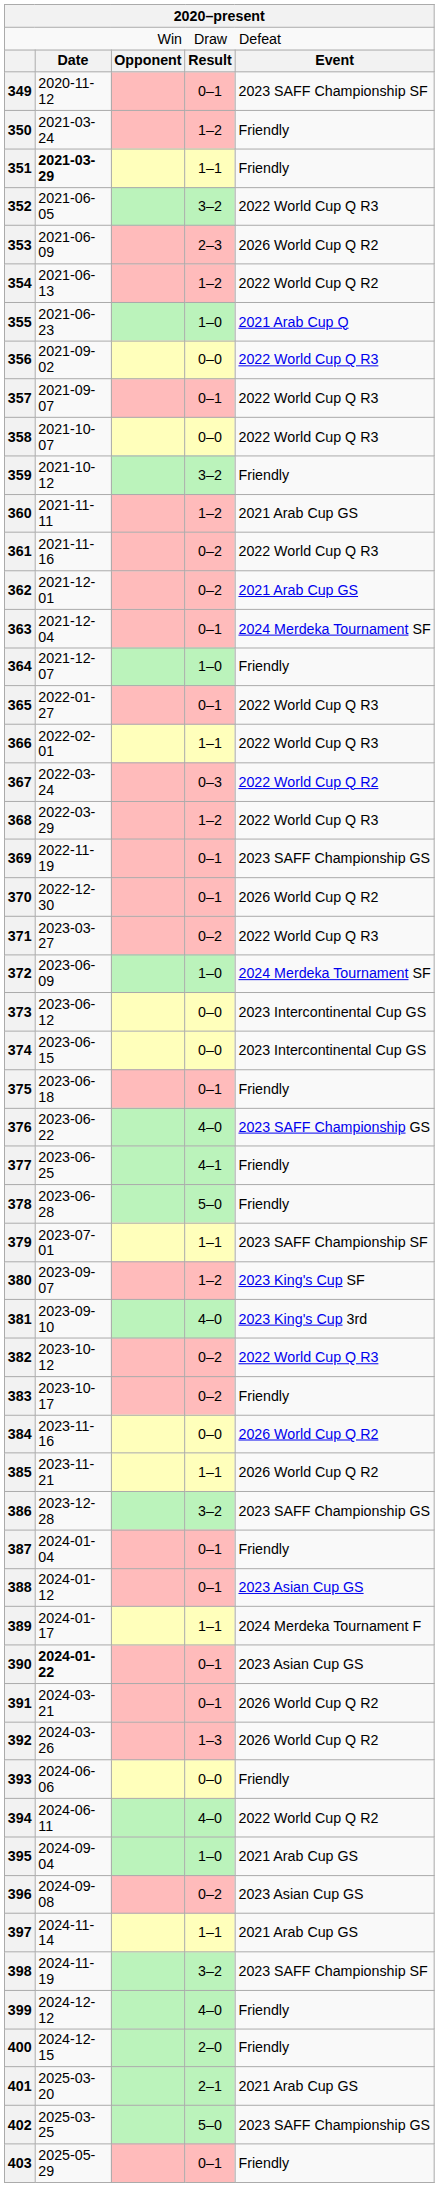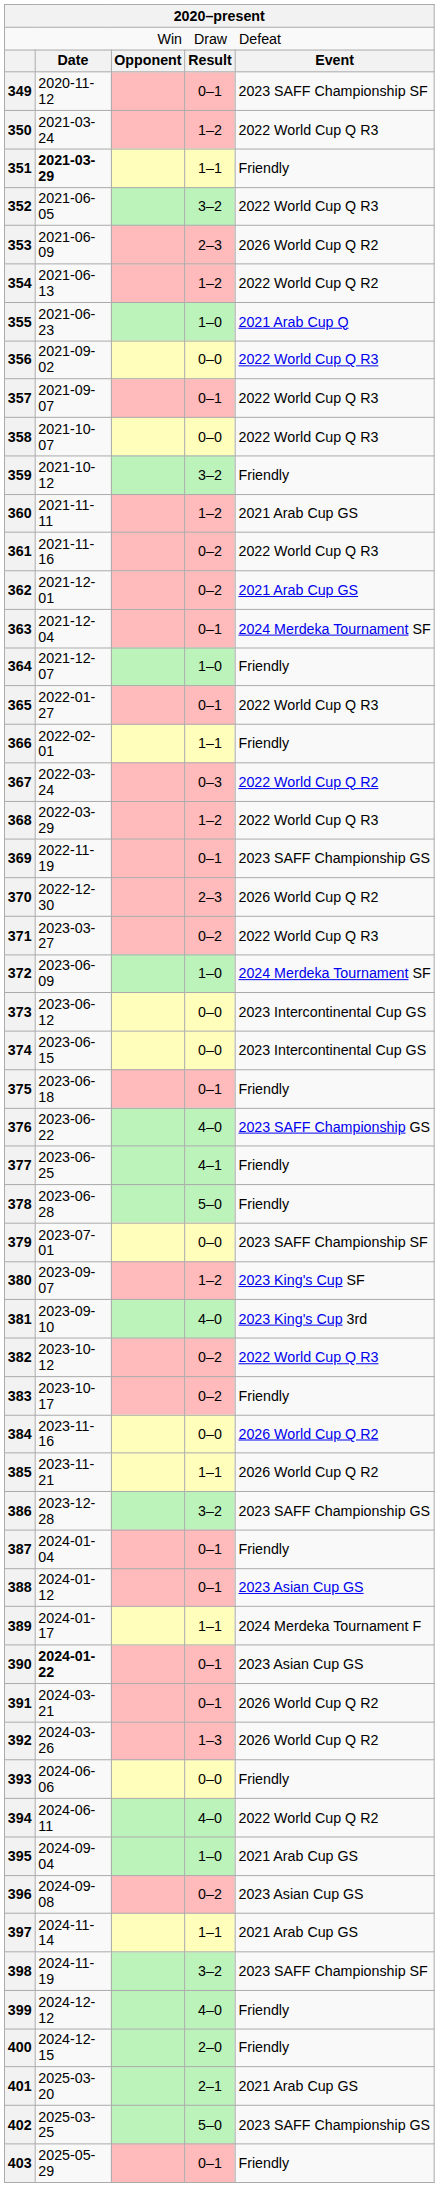(264, 130) Friendly -> (308, 130) 2022 World Cup Q R3
(308, 744) 2022 World Cup Q R3 -> (264, 744) Friendly
(210, 897) 0–1 -> (210, 897) 2–3
(210, 1243) 1–1 -> (210, 1243) 0–0
